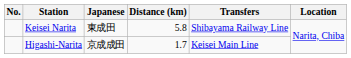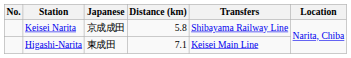(101, 27) 東成田 -> (106, 27) 京成成田
(106, 44) 京成成田 -> (101, 44) 東成田
(181, 45) 1.7 -> (181, 45) 7.1
